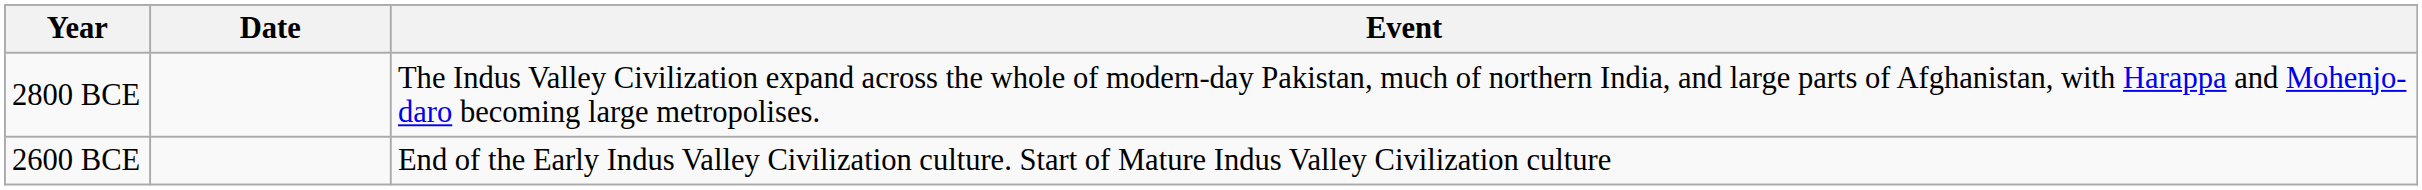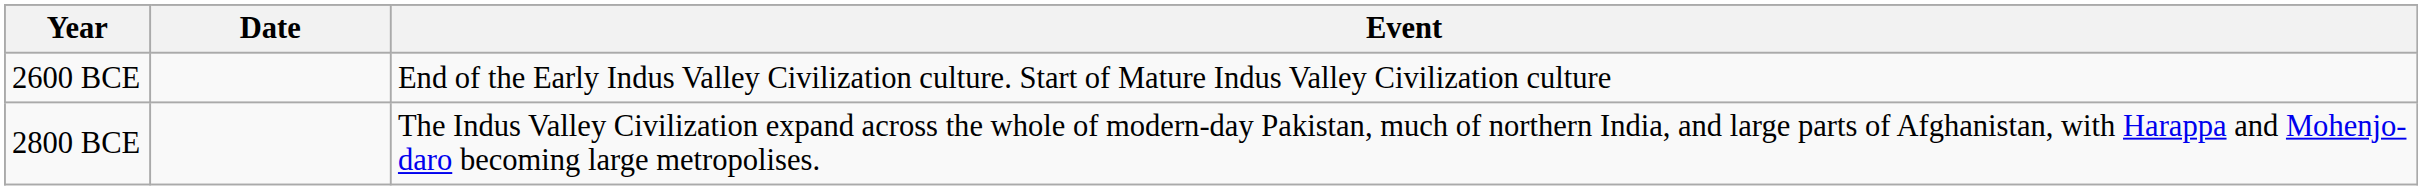rows swapped: (76, 94) <-> (76, 160)
